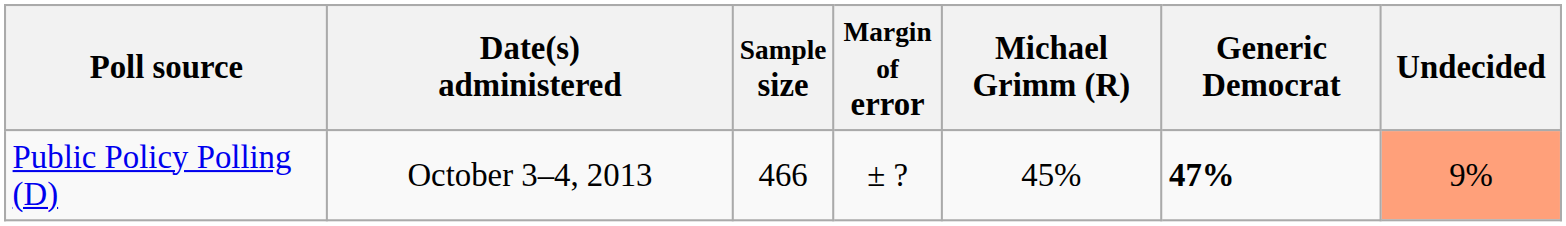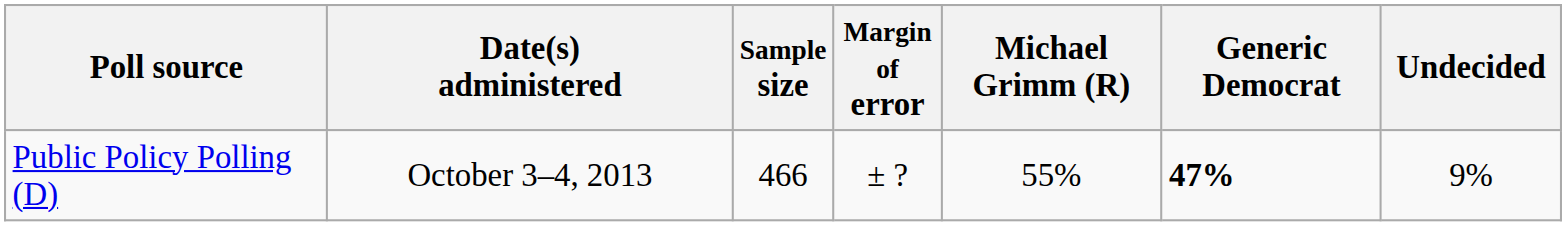(1051, 174) 45% -> (1051, 174) 55%
(1471, 174) lightsalmon background -> (1471, 174) no background
